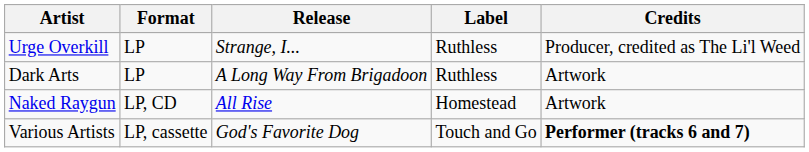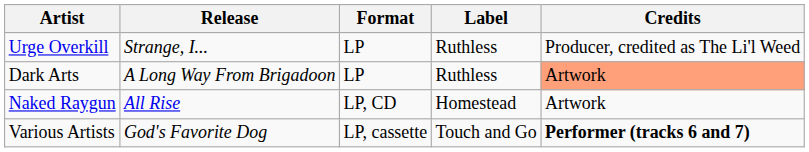columns swapped: (322, 18) <-> (166, 18)
(575, 75) no background -> (575, 75) lightsalmon background
